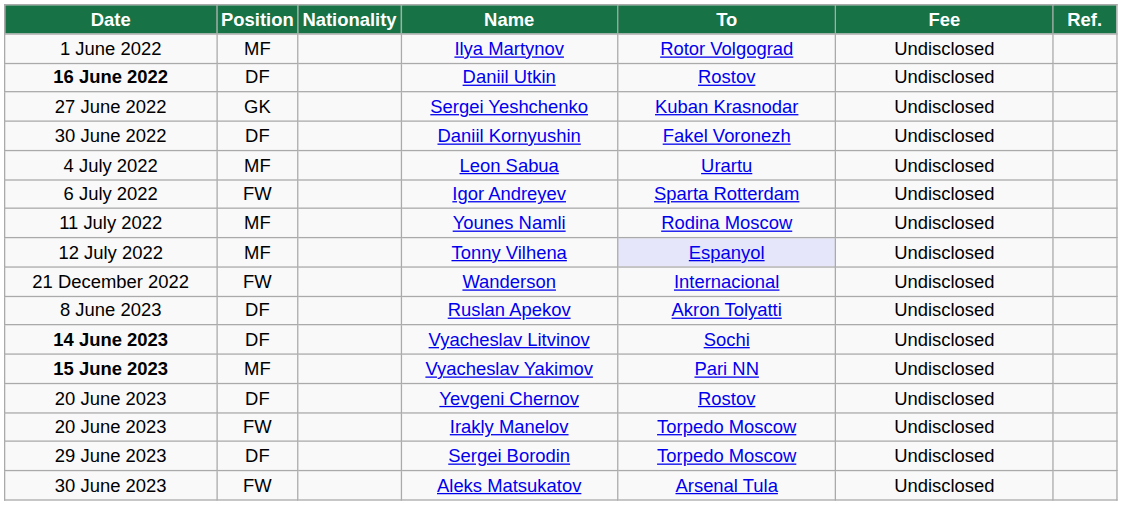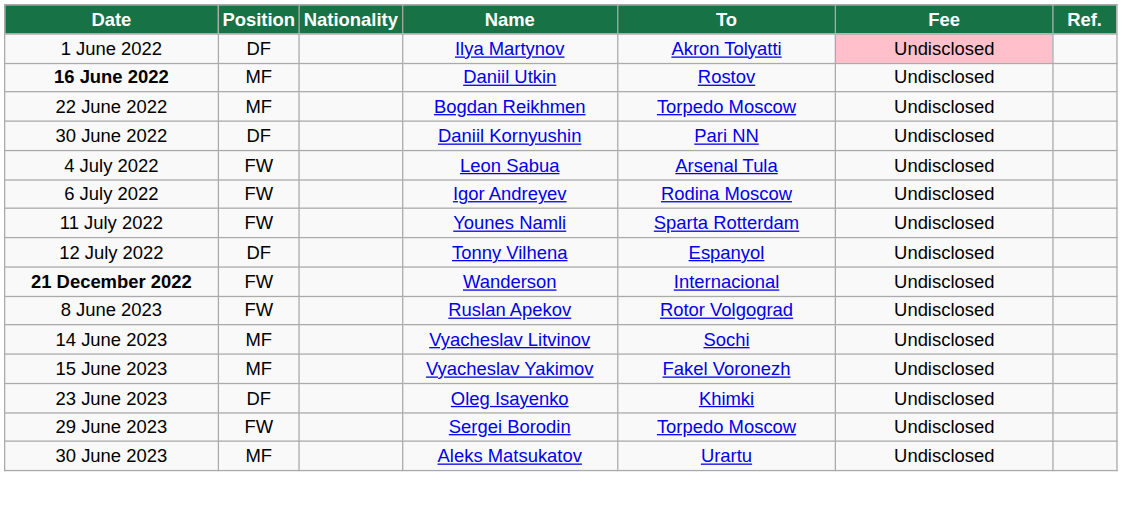(257, 49) MF -> (259, 49) DF
(727, 49) Rotor Volgograd -> (727, 49) Akron Tolyatti
(944, 49) no background -> (944, 49) pink background
(257, 78) DF -> (259, 78) MF
+ row: (510, 107)
- row: (509, 107)
(727, 136) Fakel Voronezh -> (727, 136) Pari NN
(257, 165) MF -> (259, 165) FW
(727, 165) Urartu -> (727, 165) Arsenal Tula
(727, 194) Sparta Rotterdam -> (727, 194) Rodina Moscow
(257, 223) MF -> (259, 223) FW
(727, 223) Rodina Moscow -> (727, 223) Sparta Rotterdam
(257, 253) MF -> (259, 253) DF
(727, 253) lavender background -> (727, 253) no background
(111, 282) normal -> (111, 282) bold
(257, 311) DF -> (259, 311) FW
(727, 311) Akron Tolyatti -> (727, 311) Rotor Volgograd
(111, 340) bold -> (111, 340) normal
(257, 340) DF -> (259, 340) MF
(111, 369) bold -> (111, 369) normal
(727, 369) Pari NN -> (727, 369) Fakel Voronezh
- row: (509, 398)
- row: (509, 427)
+ row: (510, 398)
(257, 456) DF -> (259, 427) FW
(257, 486) FW -> (259, 456) MF
(727, 486) Arsenal Tula -> (727, 456) Urartu
